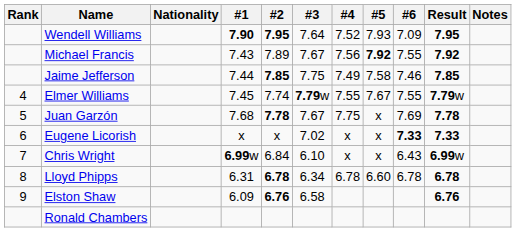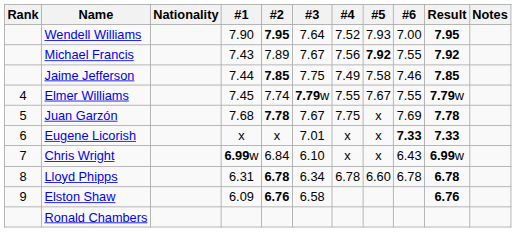(241, 35) bold -> (241, 35) normal
(409, 35) 7.09 -> (409, 35) 7.00
(312, 136) 7.02 -> (312, 136) 7.01
